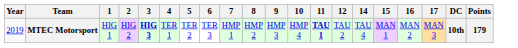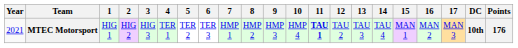+ column: (362, 11)
(15, 30) 2019 -> (15, 30) 2021
(149, 30) bold -> (148, 30) normal
(479, 30) 179 -> (499, 30) 176
